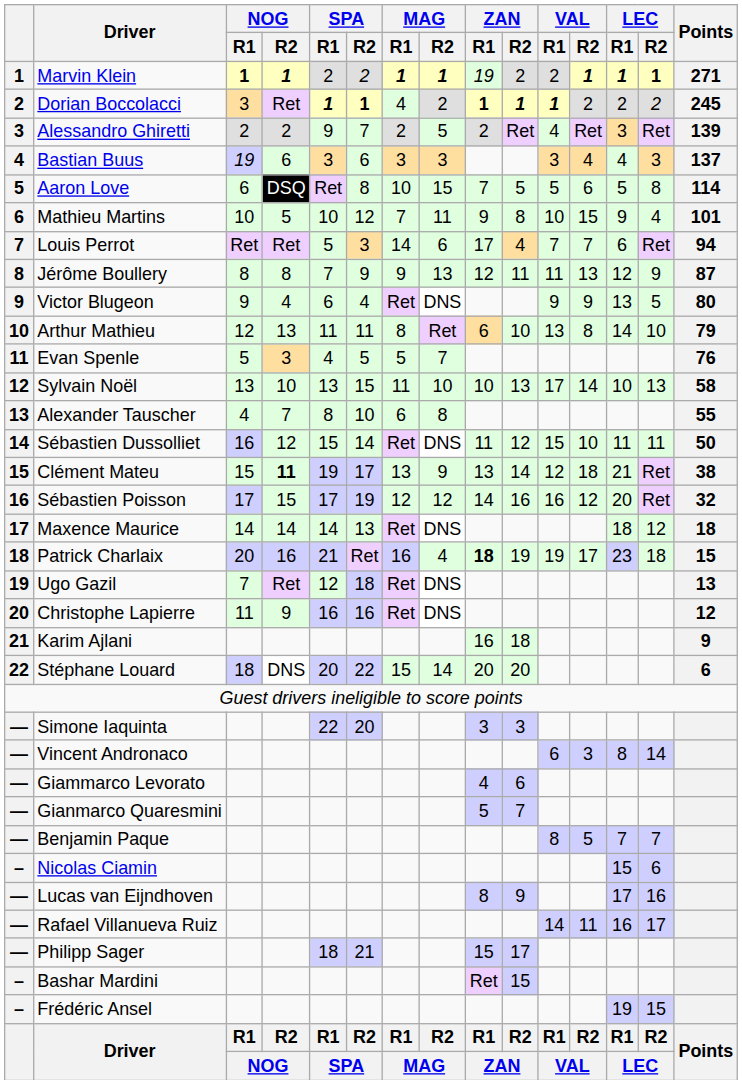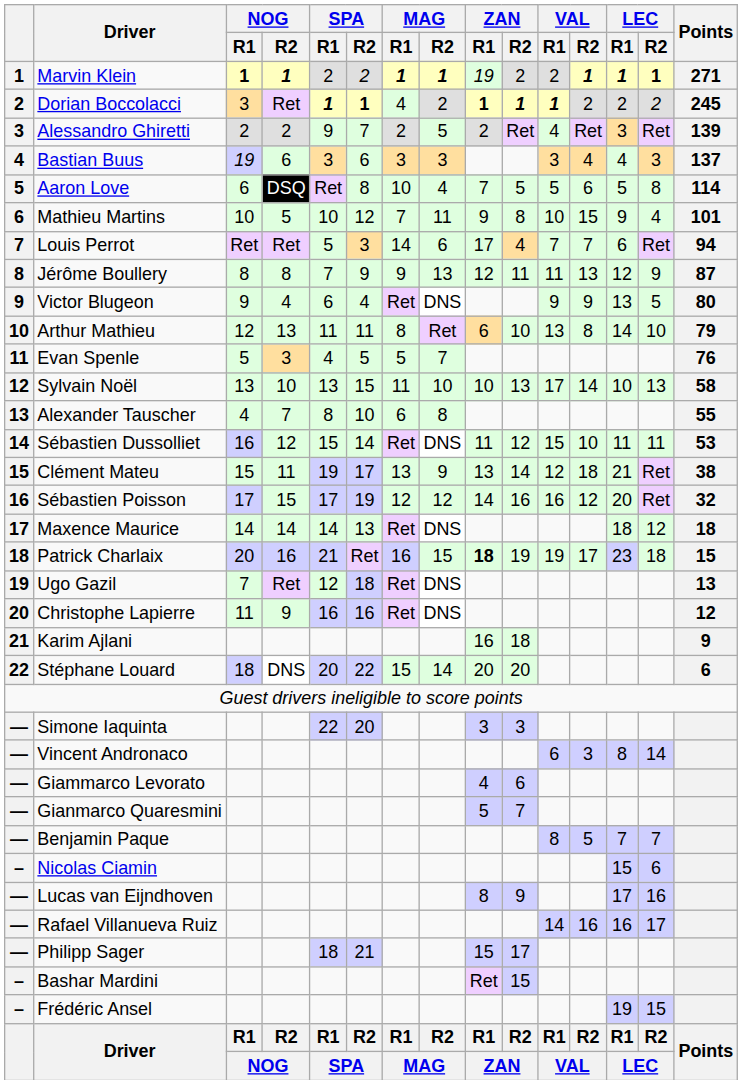(442, 188) 15 -> (442, 188) 4
(706, 443) 50 -> (706, 443) 53
(286, 471) bold -> (286, 471) normal
(442, 556) 4 -> (442, 556) 15
(588, 924) 11 -> (588, 924) 16
